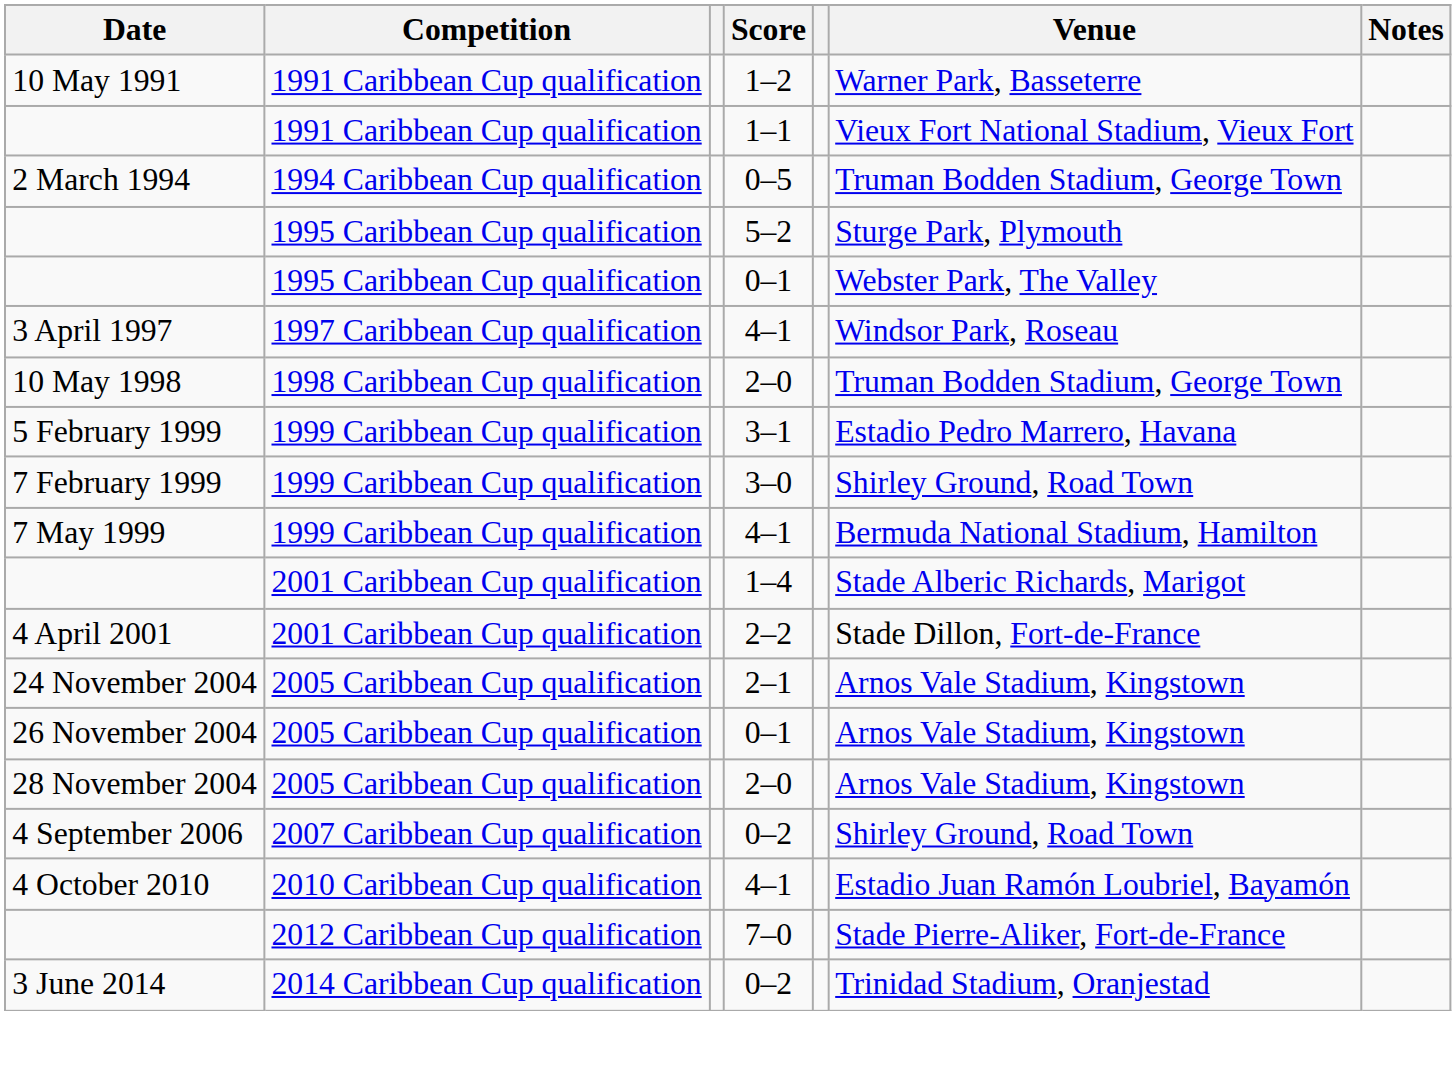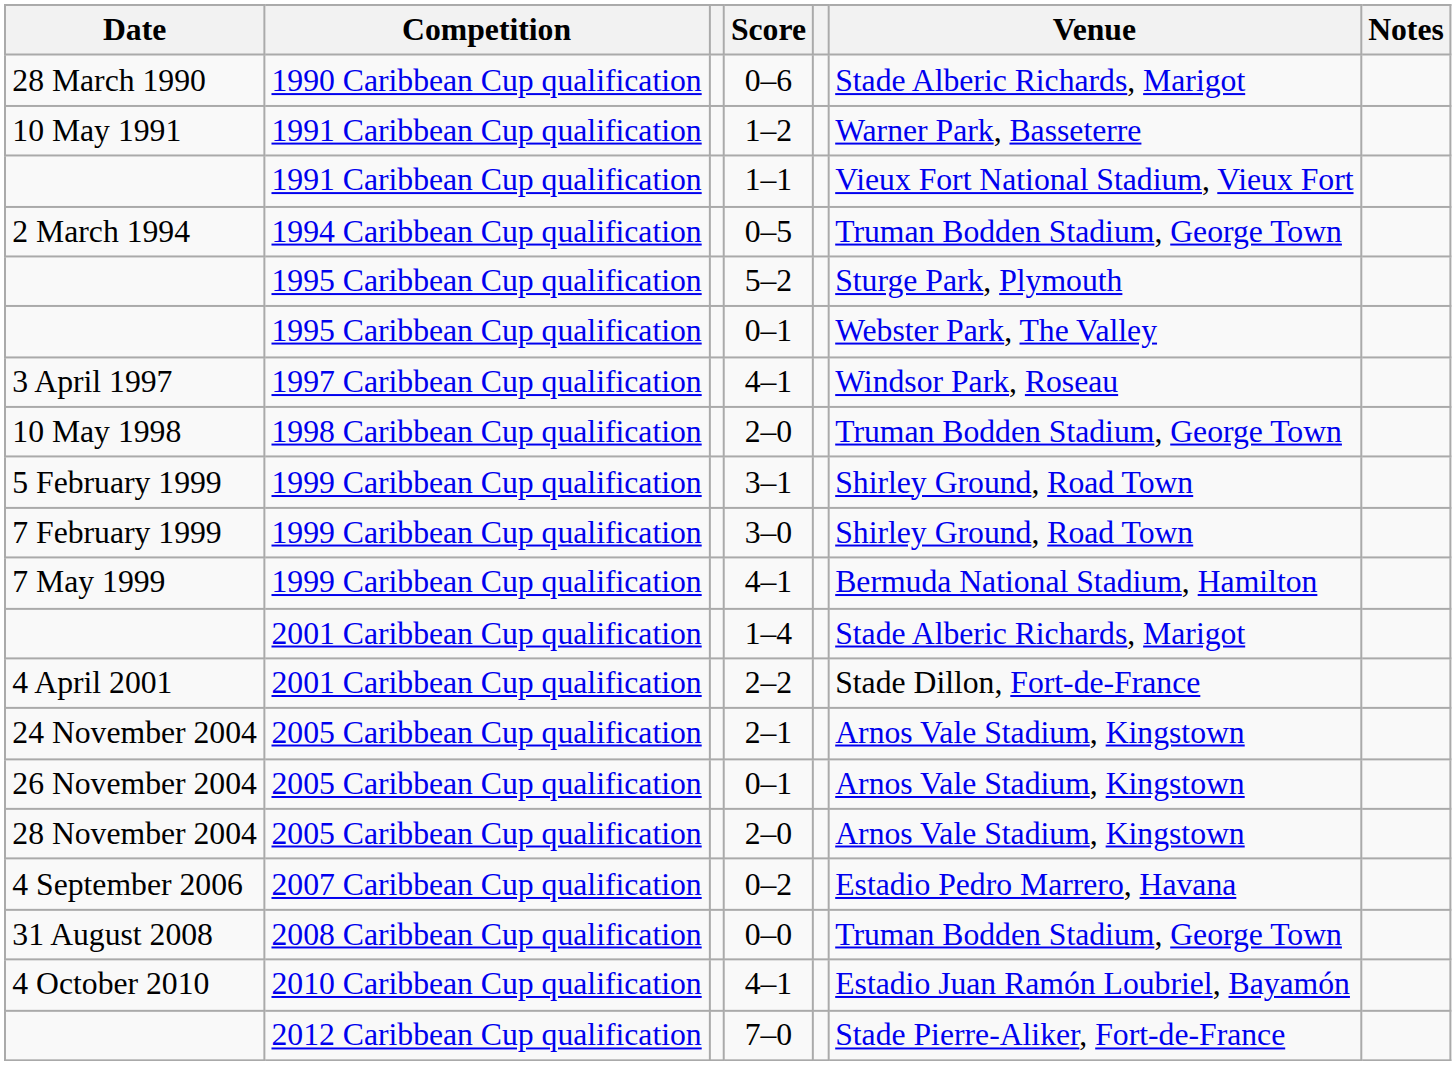+ row: (109, 79)
(1036, 431) Estadio Pedro Marrero, Havana -> (1014, 481) Shirley Ground, Road Town
(1014, 833) Shirley Ground, Road Town -> (1036, 883) Estadio Pedro Marrero, Havana
+ row: (113, 933)
- row: (89, 984)
